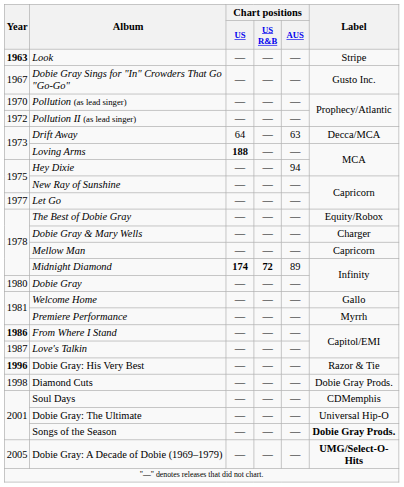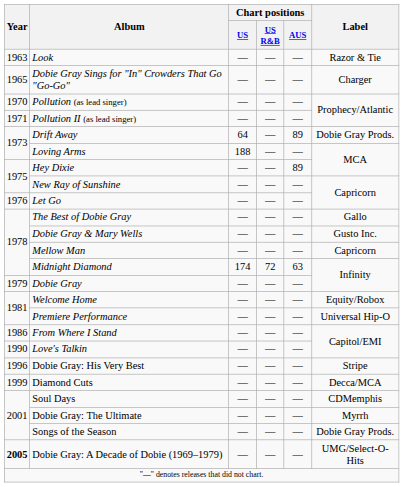(17, 57) bold -> (17, 57) normal
(354, 57) Stripe -> (355, 57) Razor & Tie
(17, 79) 1967 -> (17, 79) 1965
(354, 79) Gusto Inc. -> (355, 79) Charger
(17, 118) 1972 -> (17, 118) 1971
(295, 135) 63 -> (298, 135) 89
(354, 135) Decca/MCA -> (355, 135) Dobie Gray Prods.
(240, 151) bold -> (243, 151) normal
(295, 168) 94 -> (298, 168) 89
(17, 201) 1977 -> (17, 201) 1976
(354, 217) Equity/Robox -> (355, 217) Gallo
(354, 234) Charger -> (355, 234) Gusto Inc.
(240, 267) bold -> (243, 267) normal
(268, 267) bold -> (270, 267) normal
(295, 267) 89 -> (298, 267) 63
(17, 283) 1980 -> (17, 283) 1979
(354, 300) Gallo -> (355, 300) Equity/Robox
(354, 316) Myrrh -> (355, 316) Universal Hip-O
(17, 333) bold -> (17, 333) normal
(17, 349) 1987 -> (17, 349) 1990
(17, 366) bold -> (17, 366) normal
(354, 366) Razor & Tie -> (355, 366) Stripe
(17, 382) 1998 -> (17, 382) 1999
(354, 382) Dobie Gray Prods. -> (355, 382) Decca/MCA
(354, 415) Universal Hip-O -> (355, 415) Myrrh
(354, 431) bold -> (355, 431) normal
(17, 454) normal -> (17, 454) bold
(354, 454) bold -> (355, 454) normal
